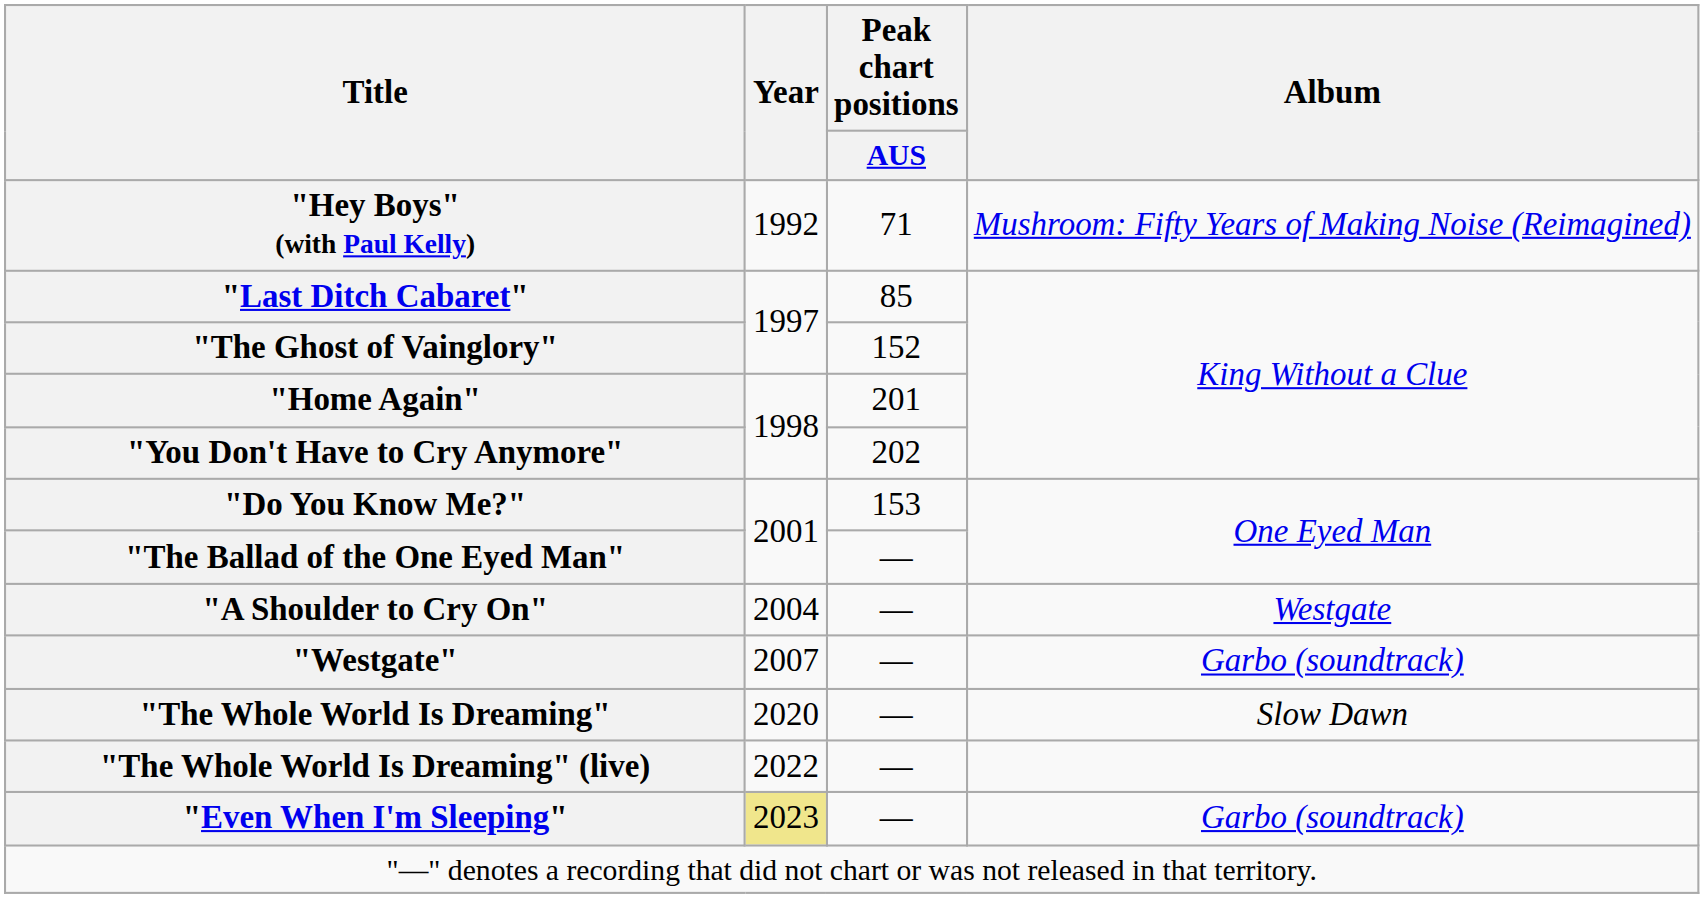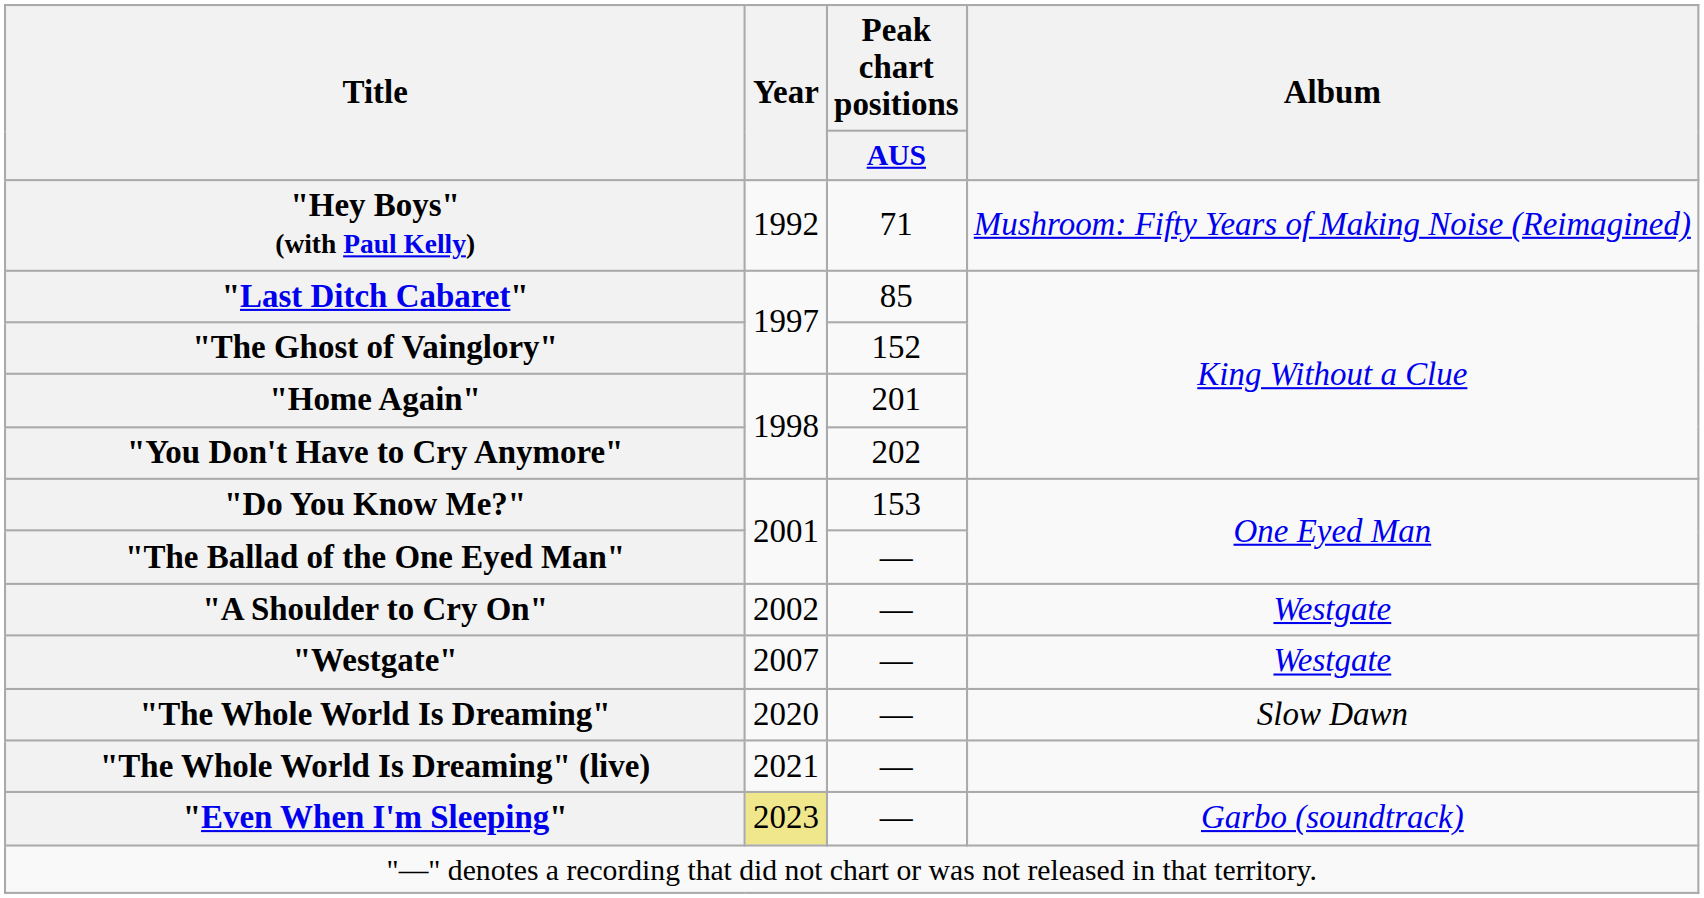(786, 608) 2004 -> (786, 608) 2002
(1332, 661) Garbo (soundtrack) -> (1332, 661) Westgate
(786, 765) 2022 -> (786, 765) 2021
